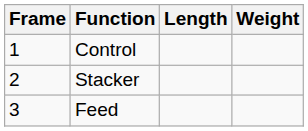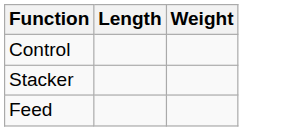- column: (38, 19)
